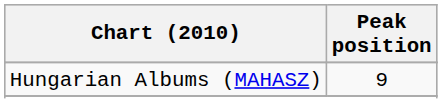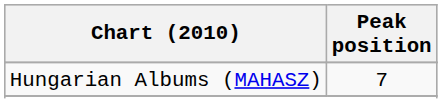(382, 80) 9 -> (382, 80) 7
